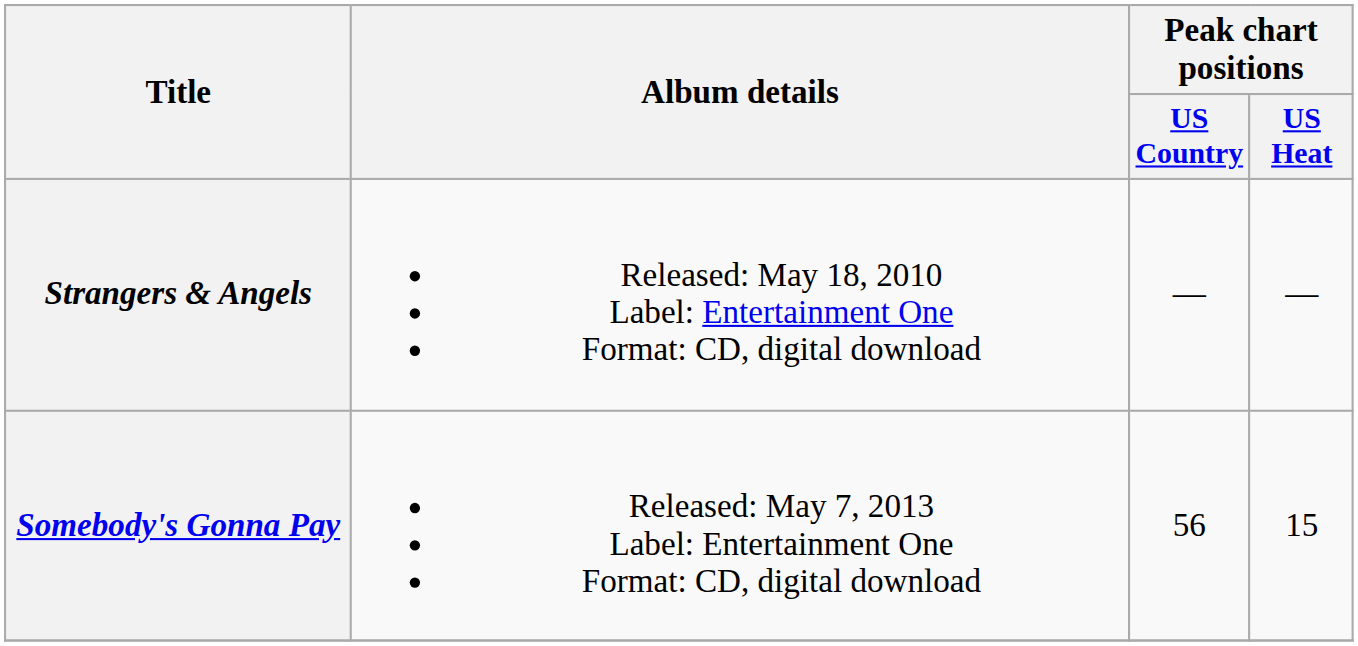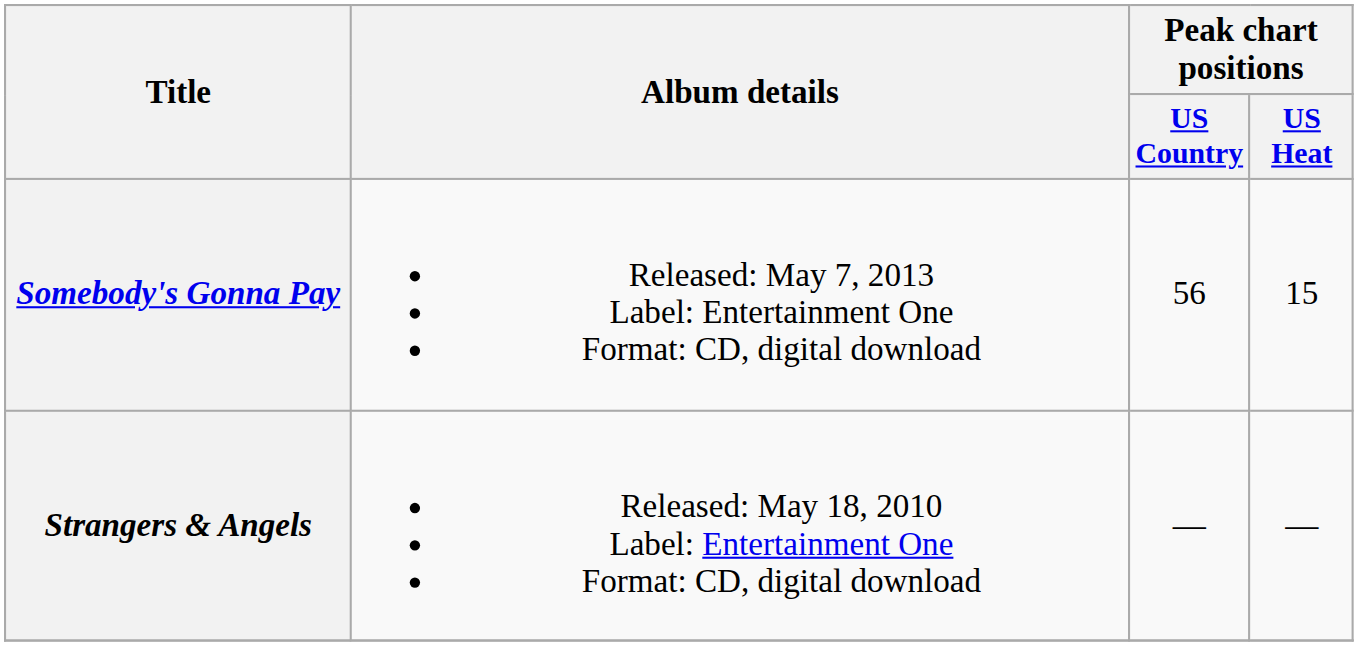rows swapped: (178, 293) <-> (178, 524)
